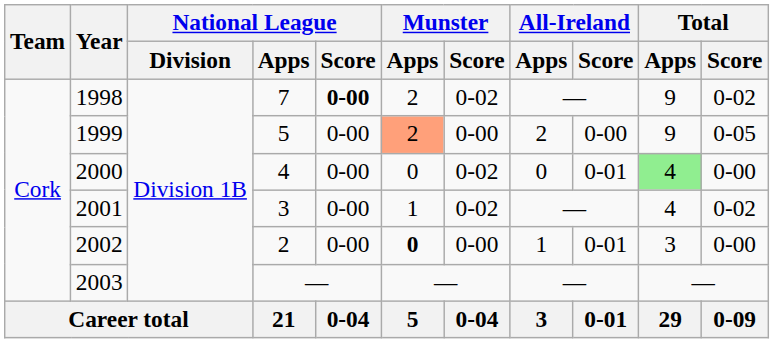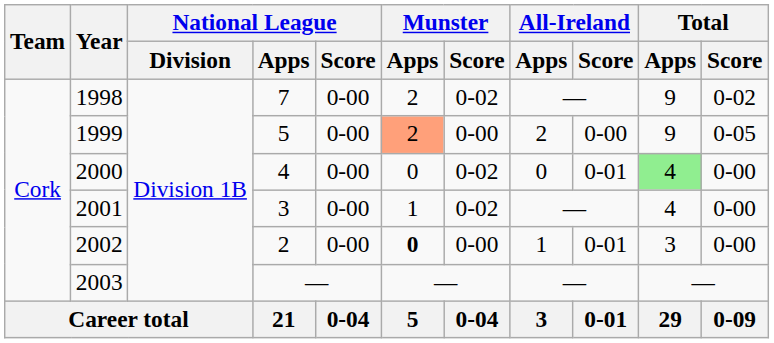(348, 97) bold -> (348, 97) normal
(735, 208) 0-02 -> (735, 208) 0-00
